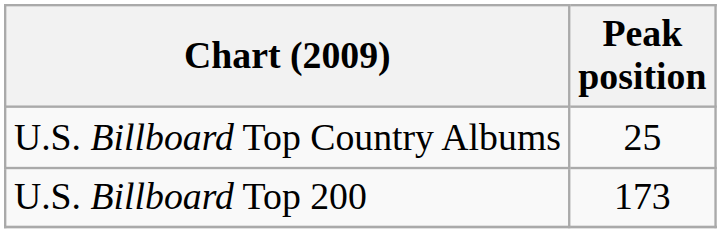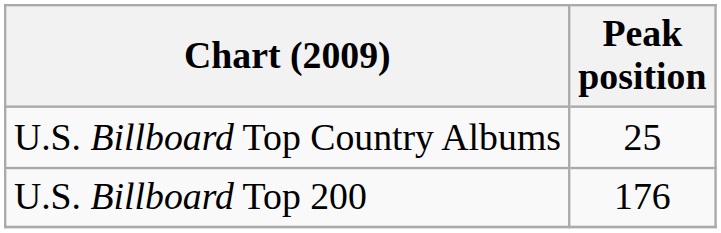(642, 196) 173 -> (642, 196) 176
